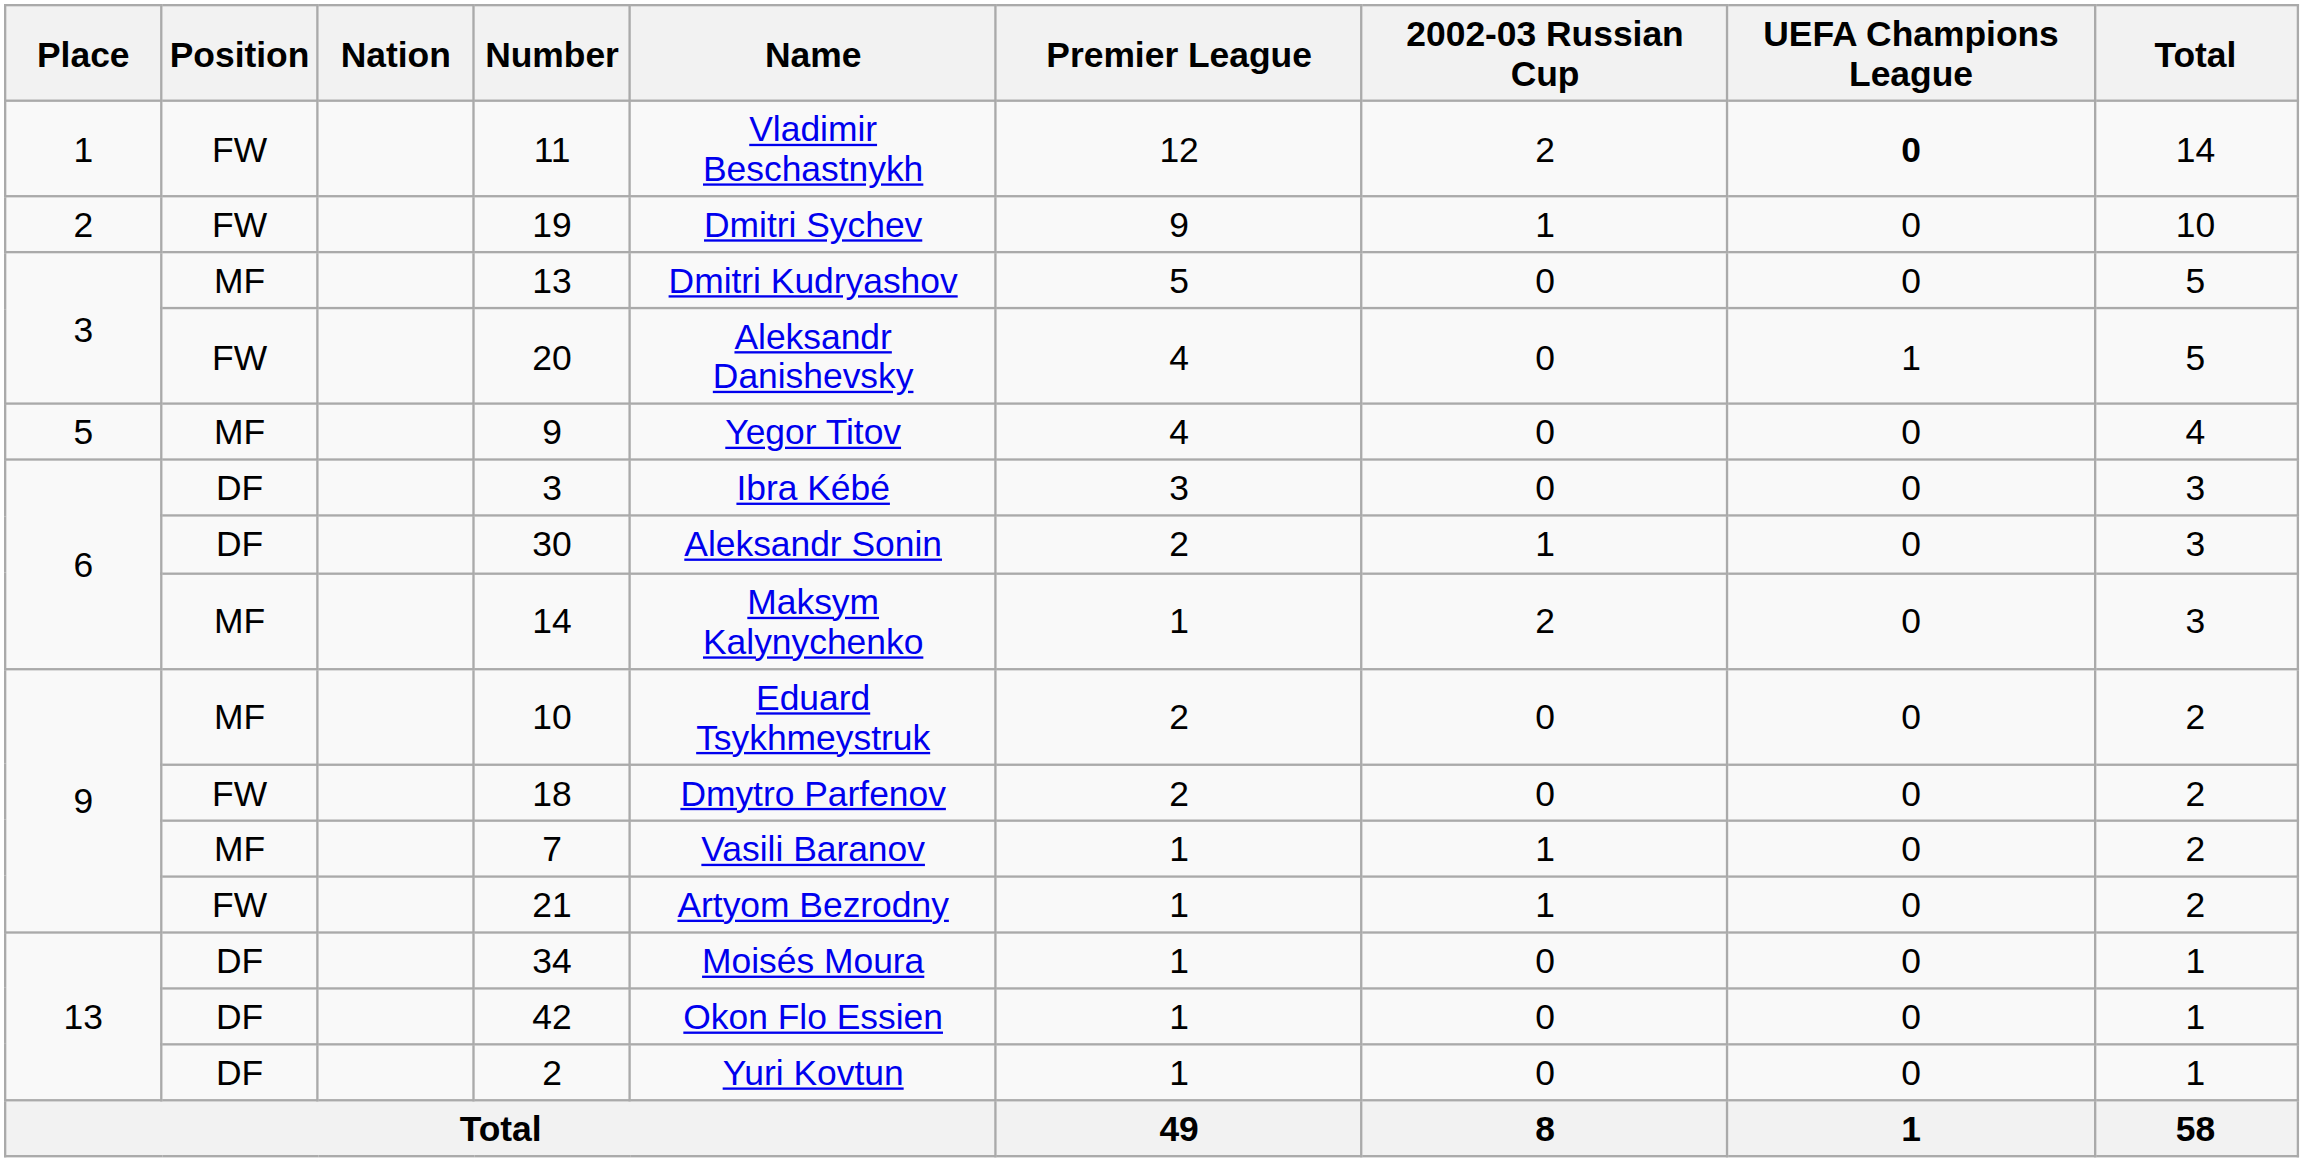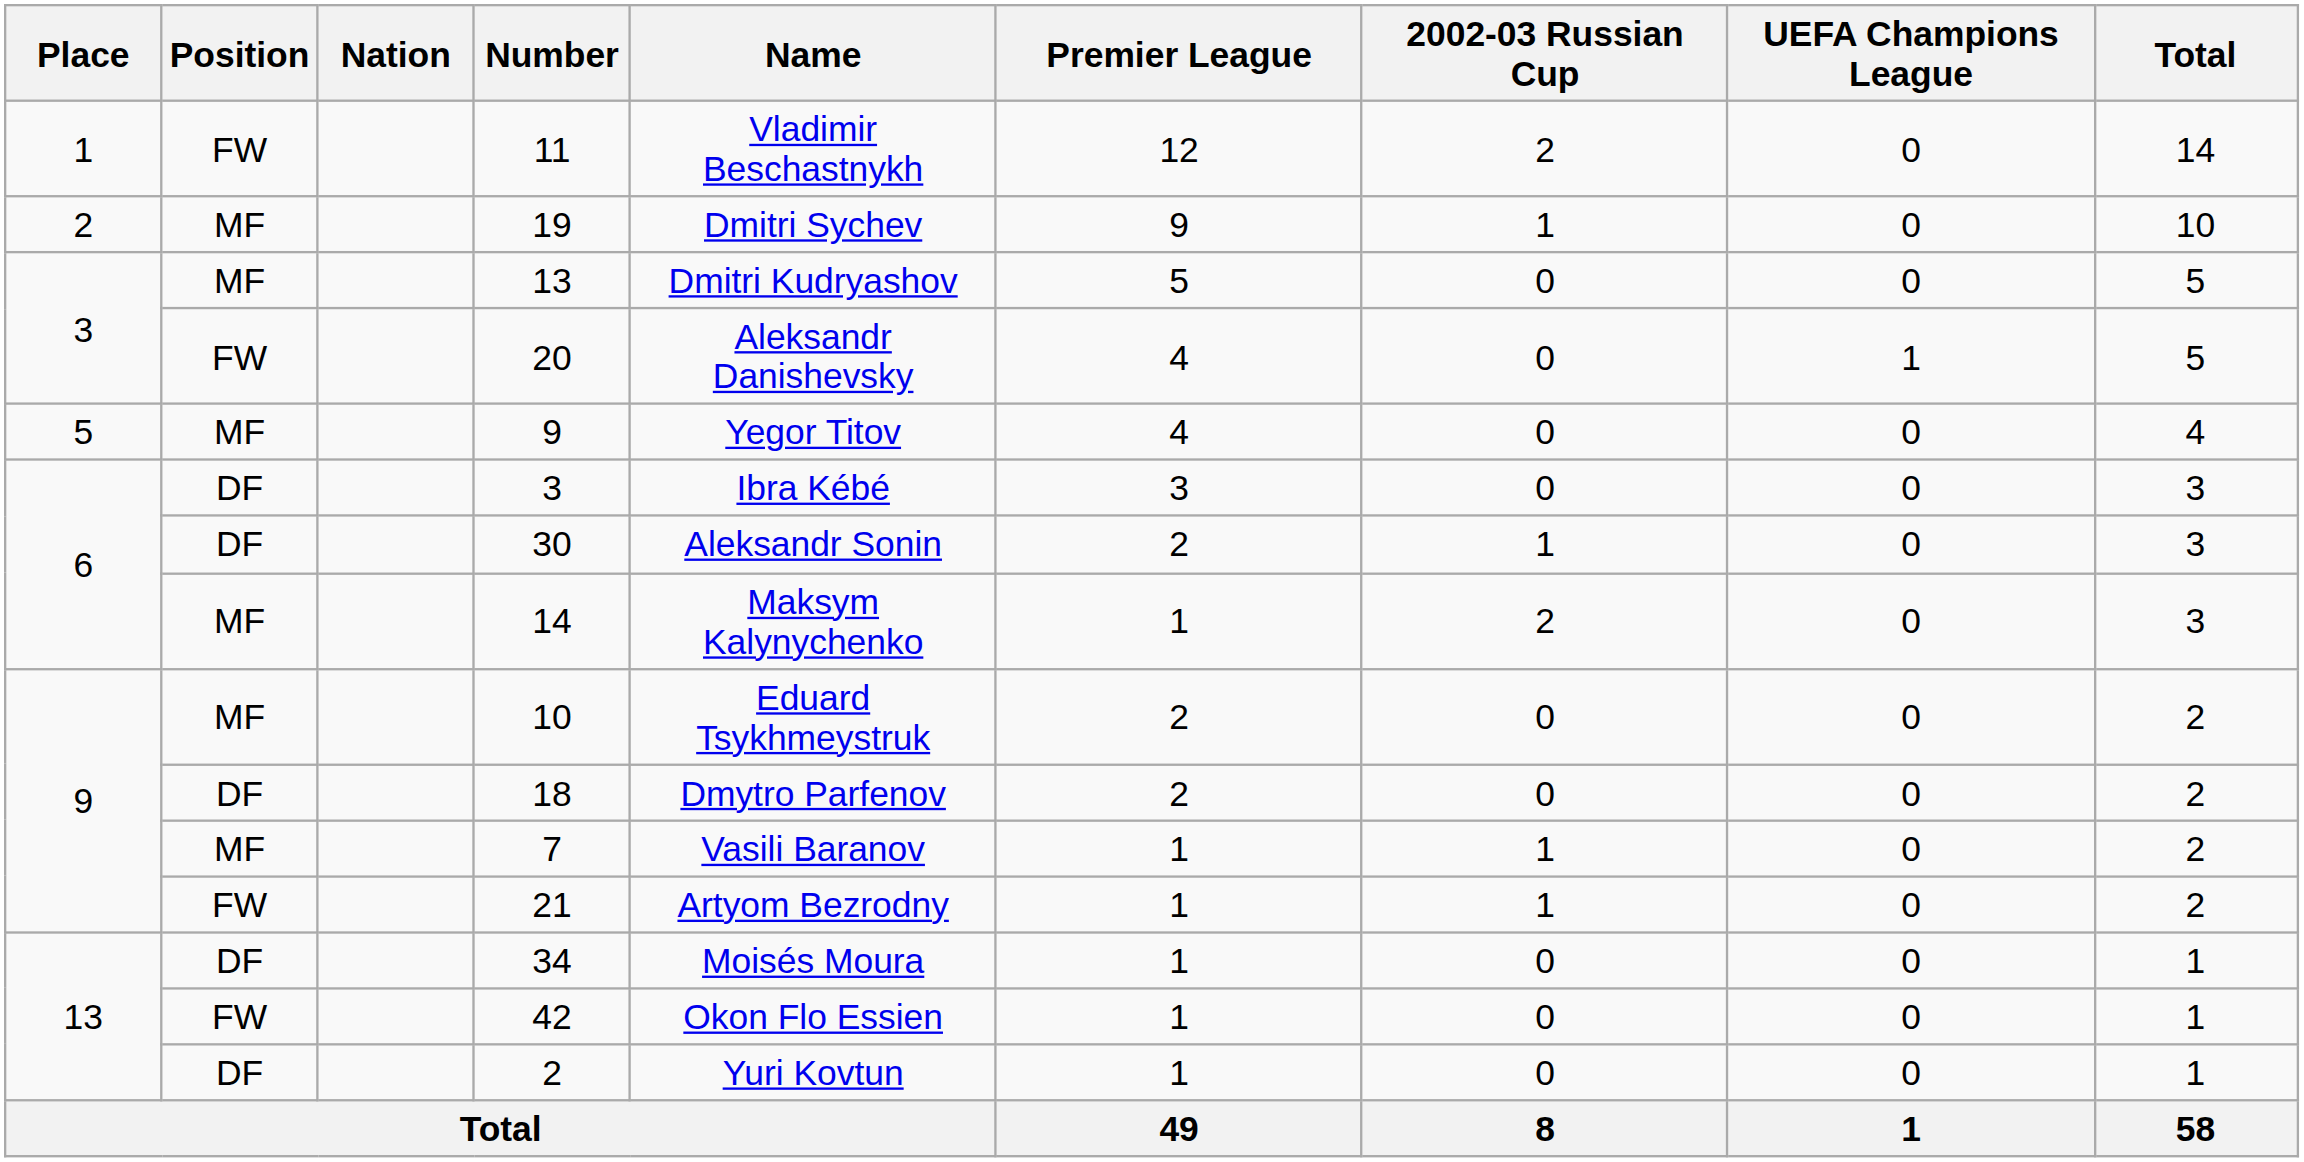(1911, 149) bold -> (1911, 149) normal
(240, 225) FW -> (240, 225) MF
(240, 792) FW -> (240, 792) DF
(240, 1016) DF -> (240, 1016) FW
